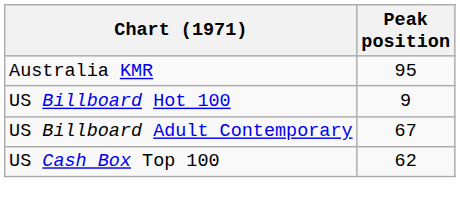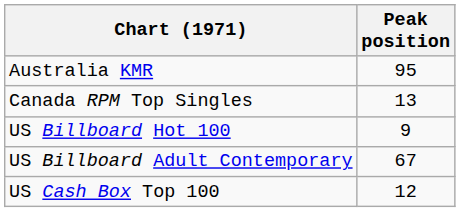+ row: (131, 101)
(406, 161) 62 -> (406, 191) 12
